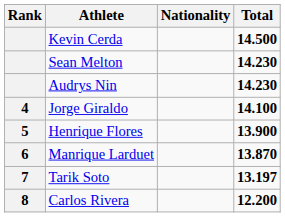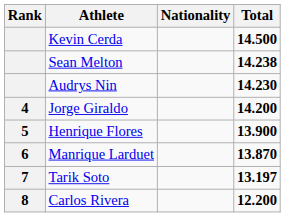(257, 62) 14.230 -> (257, 62) 14.238
(257, 108) 14.100 -> (257, 108) 14.200
